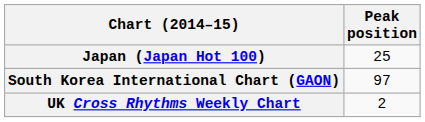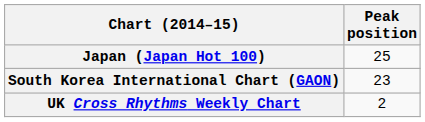(382, 81) 97 -> (382, 81) 23
